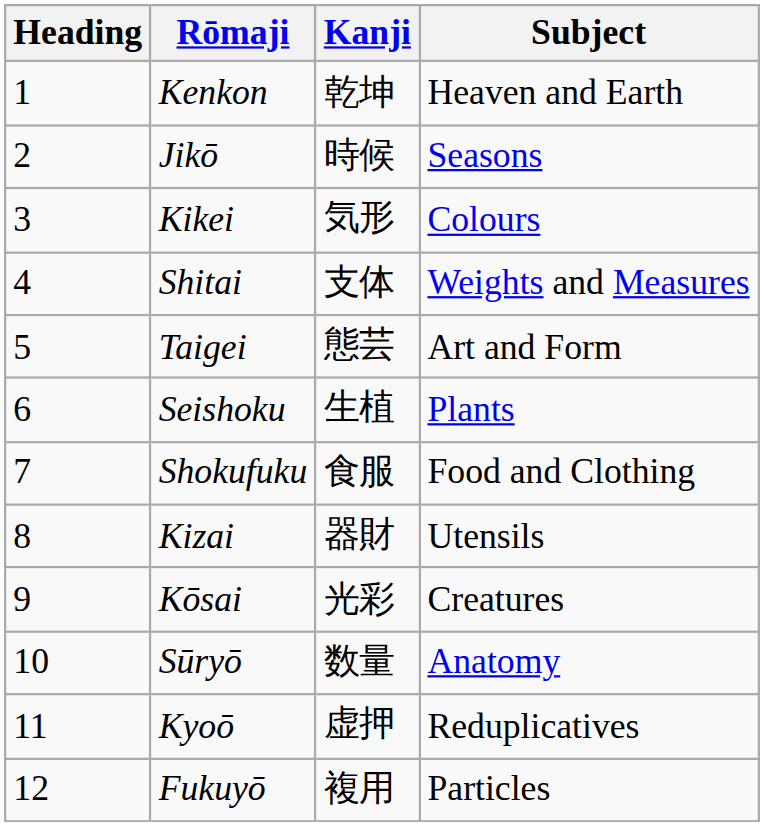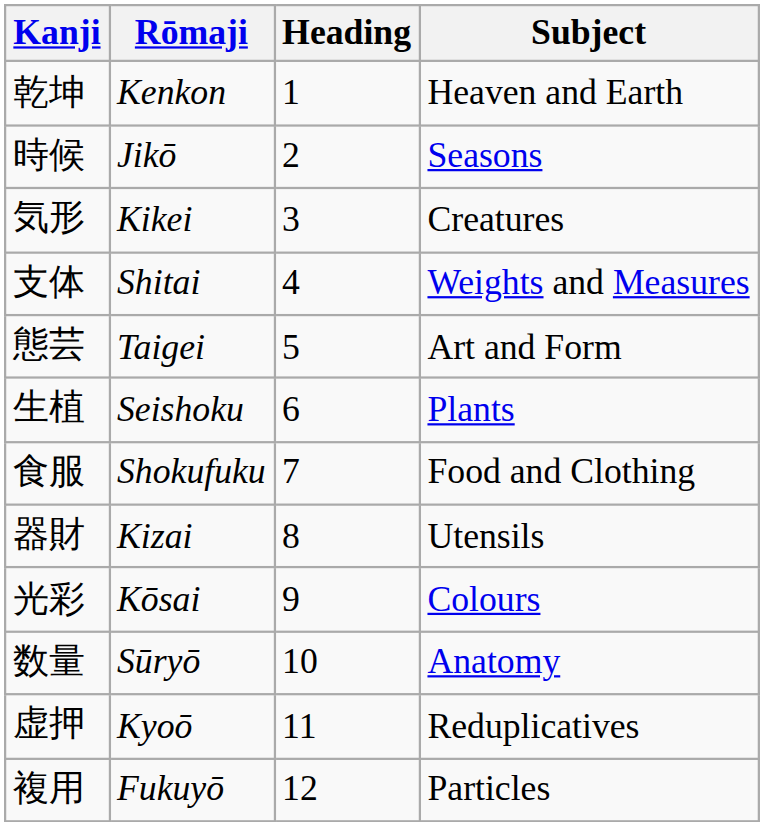columns swapped: (78, 32) <-> (367, 32)
(484, 219) Colours -> (496, 219) Creatures
(496, 598) Creatures -> (484, 598) Colours
